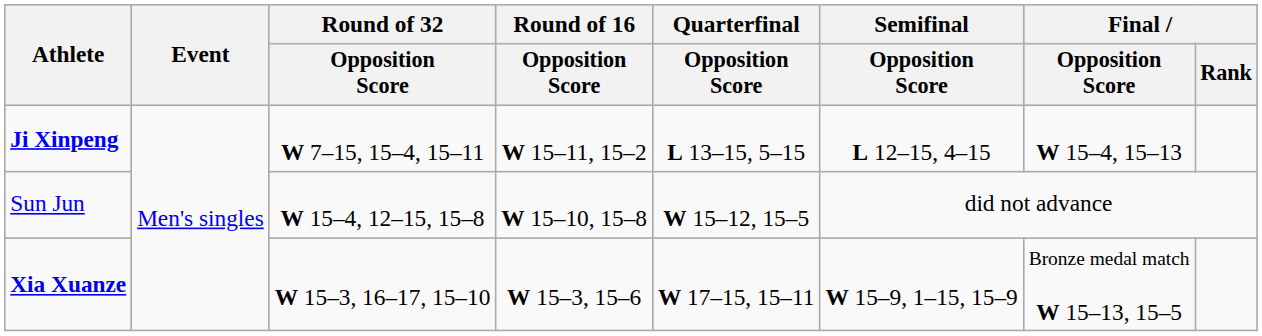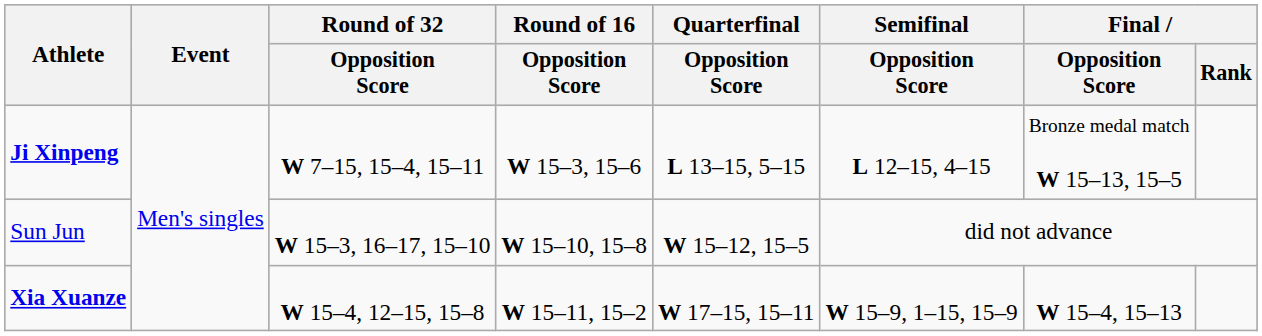(574, 152) W 15–11, 15–2 -> (574, 166) W 15–3, 15–6
(1109, 152) W 15–4, 15–13 -> (1109, 154) Bronze medal match W 15–13, 15–5
(383, 218) W 15–4, 12–15, 15–8 -> (383, 246) W 15–3, 16–17, 15–10
(383, 298) W 15–3, 16–17, 15–10 -> (383, 312) W 15–4, 12–15, 15–8
(574, 298) W 15–3, 15–6 -> (574, 312) W 15–11, 15–2
(1109, 286) Bronze medal match W 15–13, 15–5 -> (1109, 312) W 15–4, 15–13
